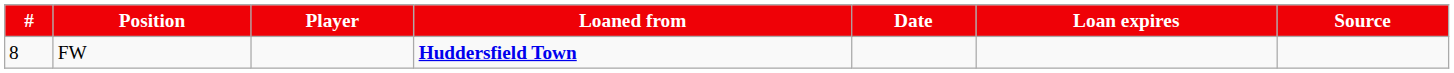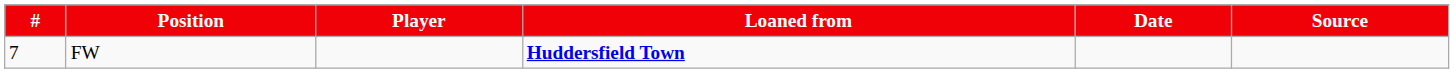- column: (1126, 20)
(14, 52) 8 -> (14, 52) 7
